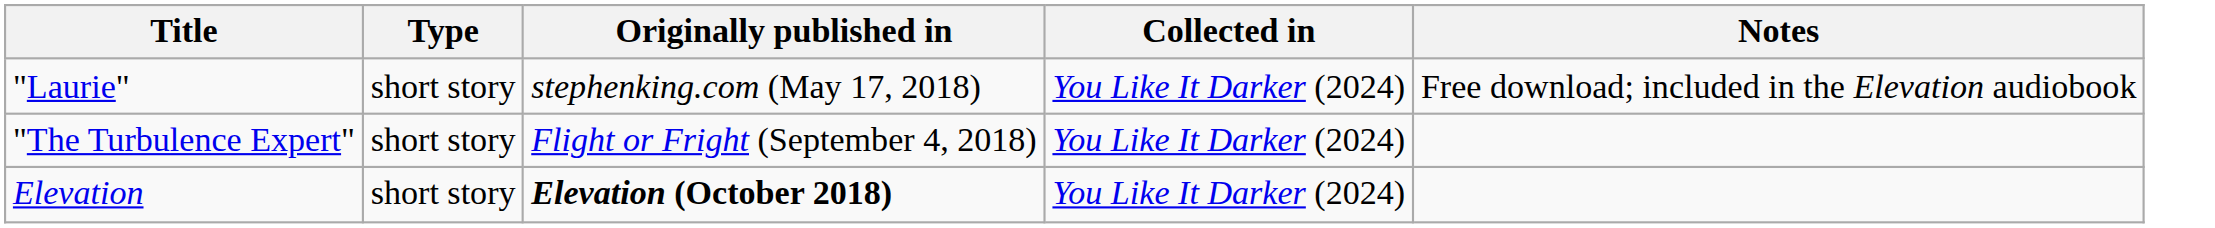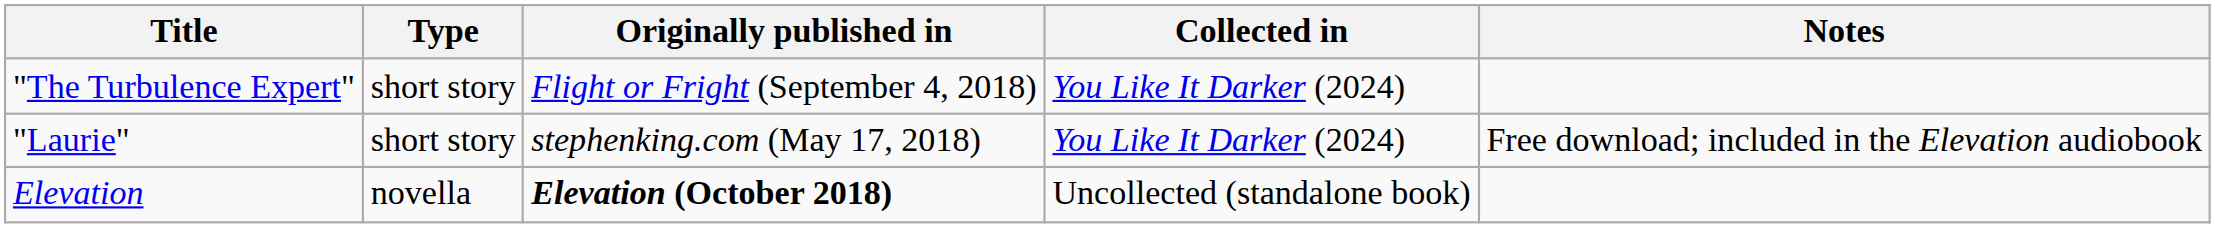rows swapped: (71, 85) <-> (184, 139)
(443, 193) short story -> (421, 193) novella
(1229, 193) You Like It Darker (2024) -> (1262, 193) Uncollected (standalone book)
